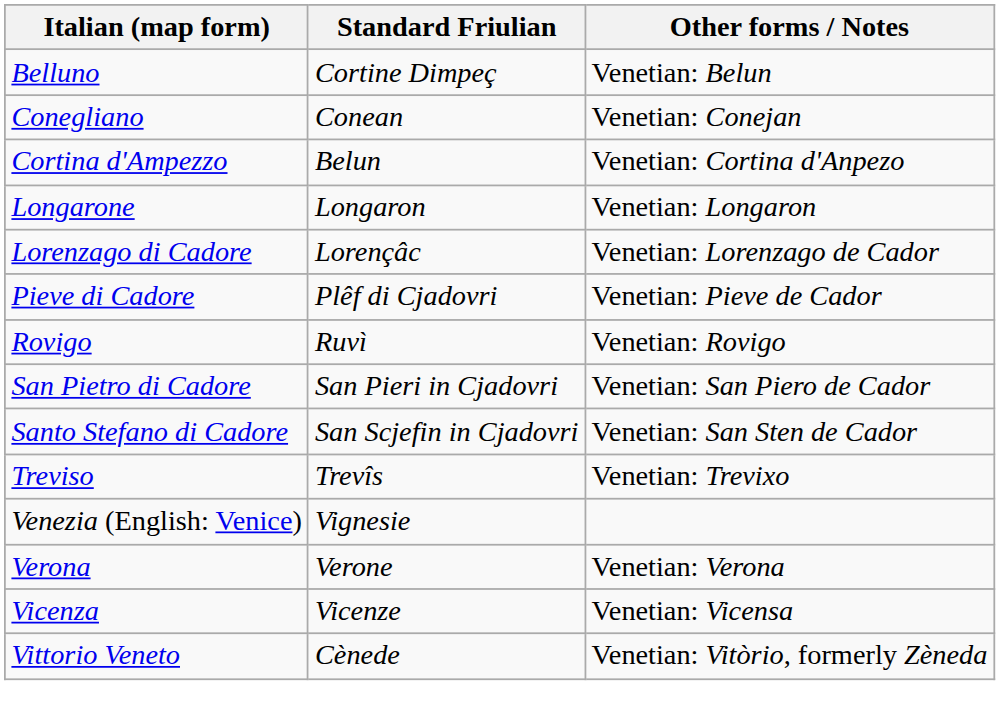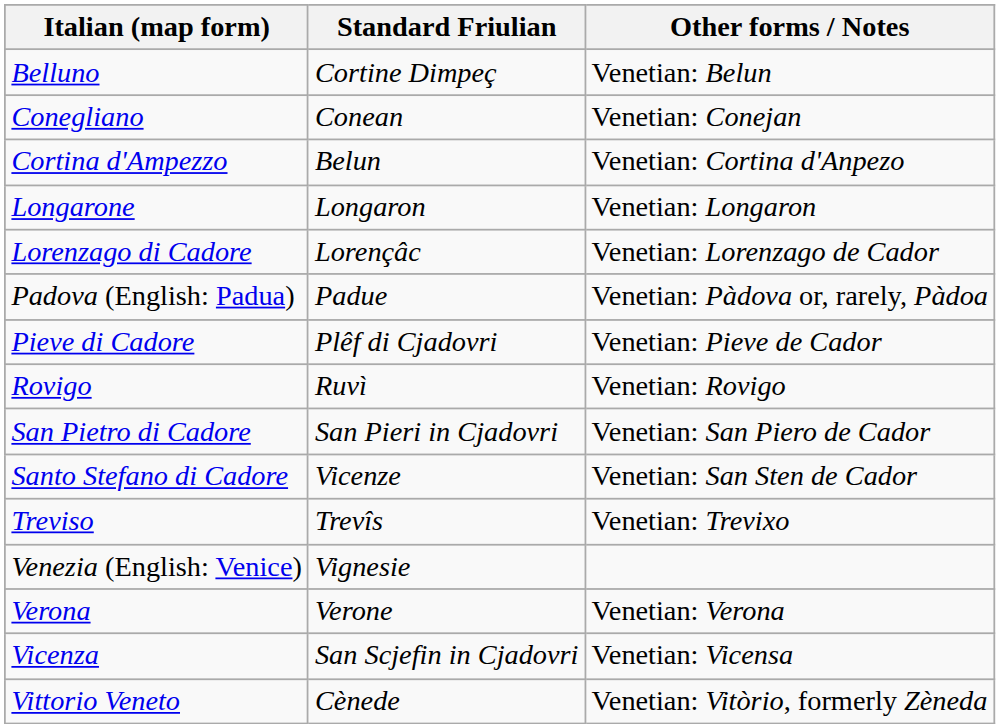+ row: (153, 296)
(447, 431) San Scjefin in Cjadovri -> (358, 476) Vicenze
(358, 610) Vicenze -> (447, 655) San Scjefin in Cjadovri
